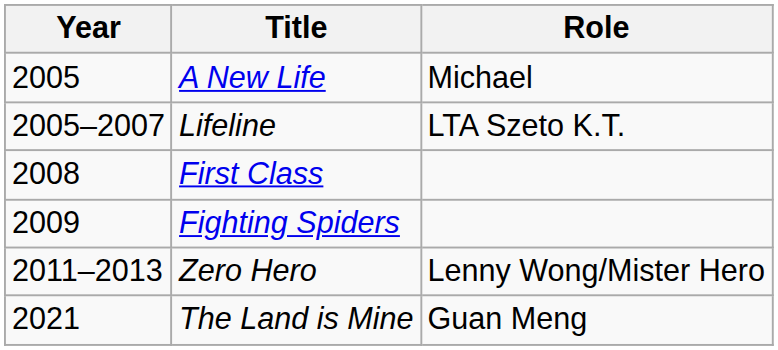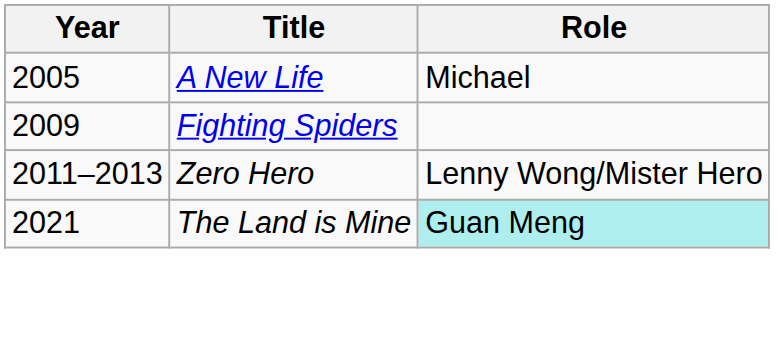- row: (227, 125)
- row: (251, 174)
(507, 319) no background -> (505, 222) paleturquoise background
